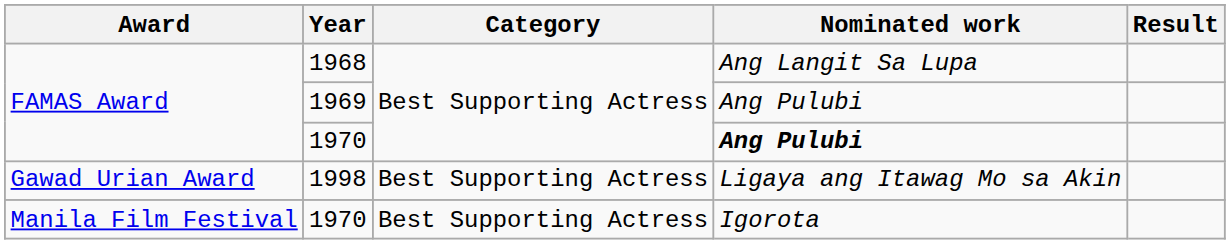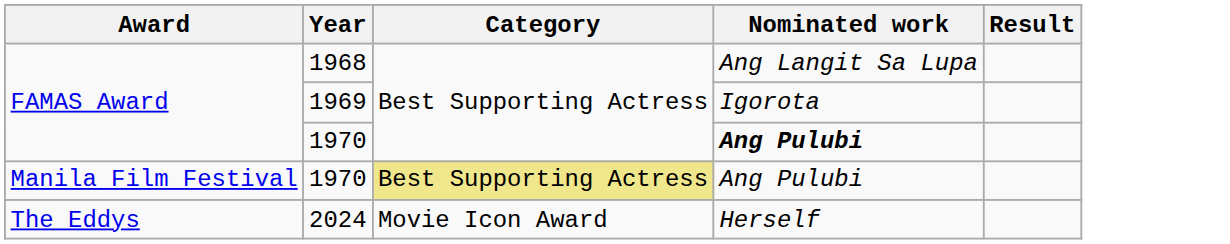(791, 102) Ang Pulubi -> (770, 102) Igorota
- row: (133, 180)
(543, 219) no background -> (543, 180) khaki background
(770, 219) Igorota -> (791, 180) Ang Pulubi
+ row: (75, 219)
